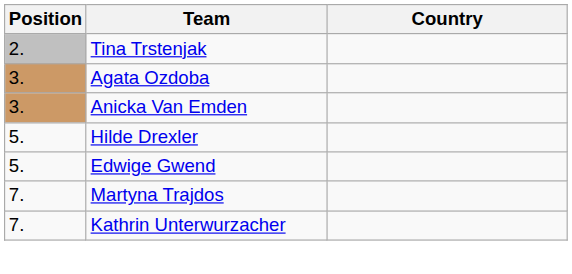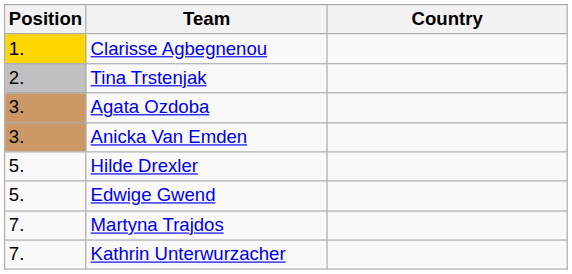+ row: (179, 48)
